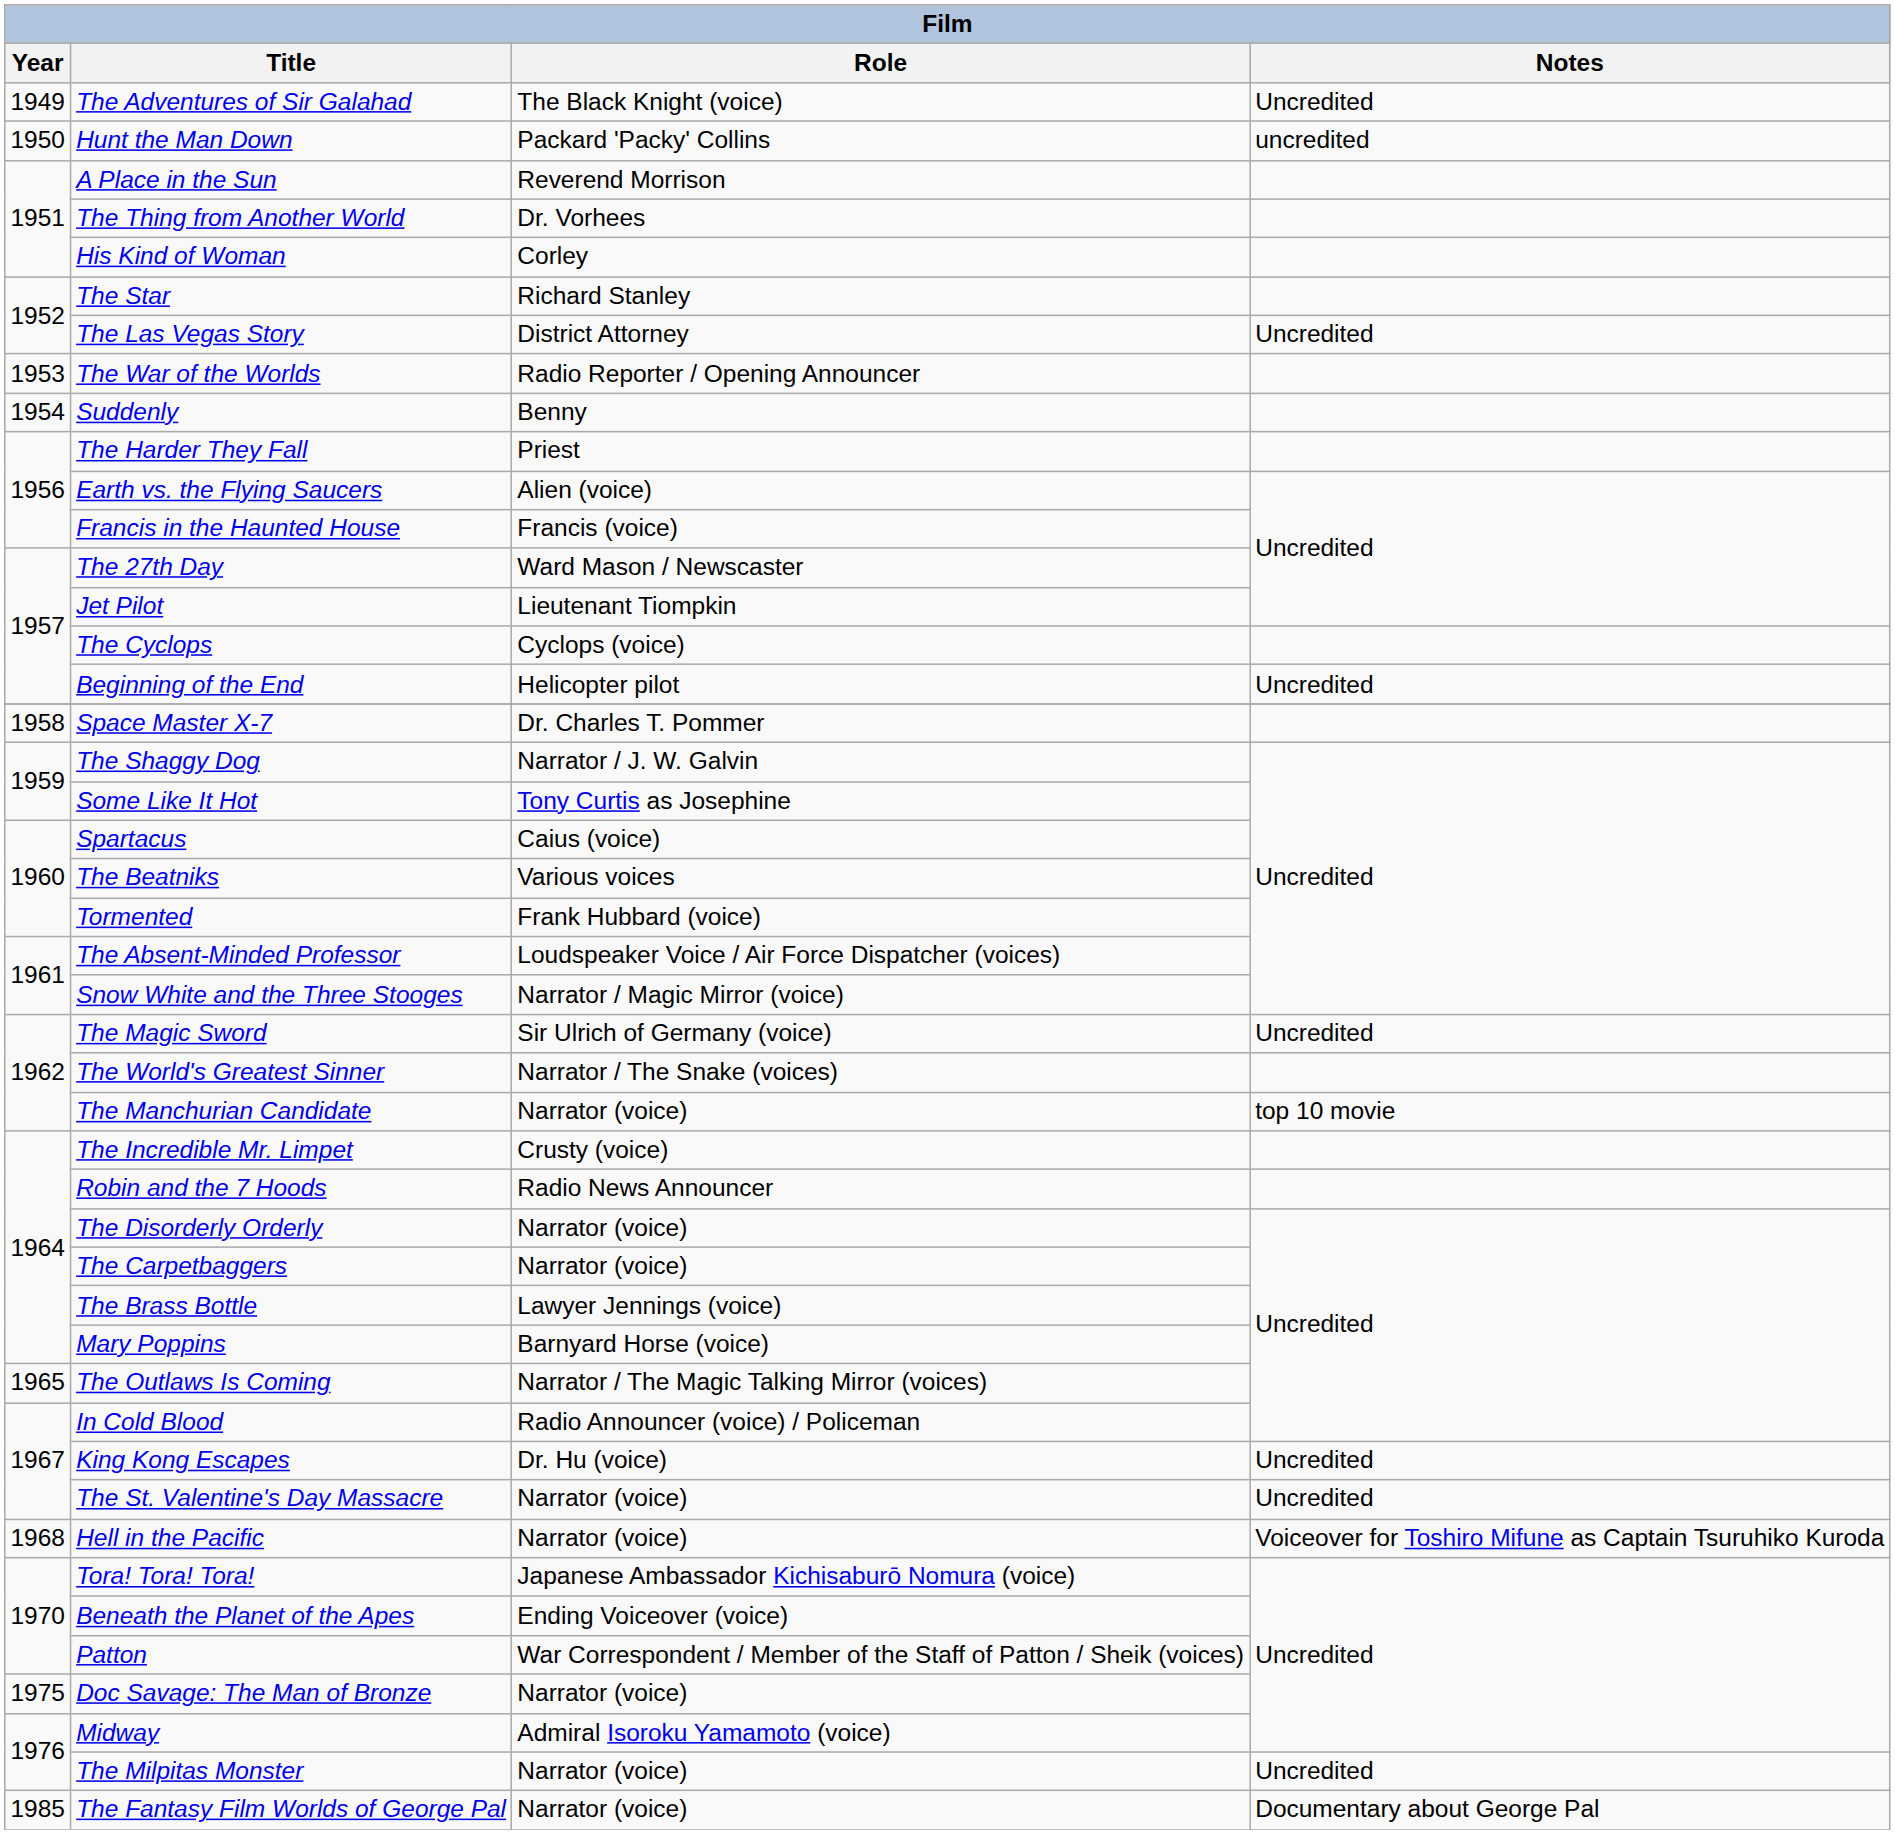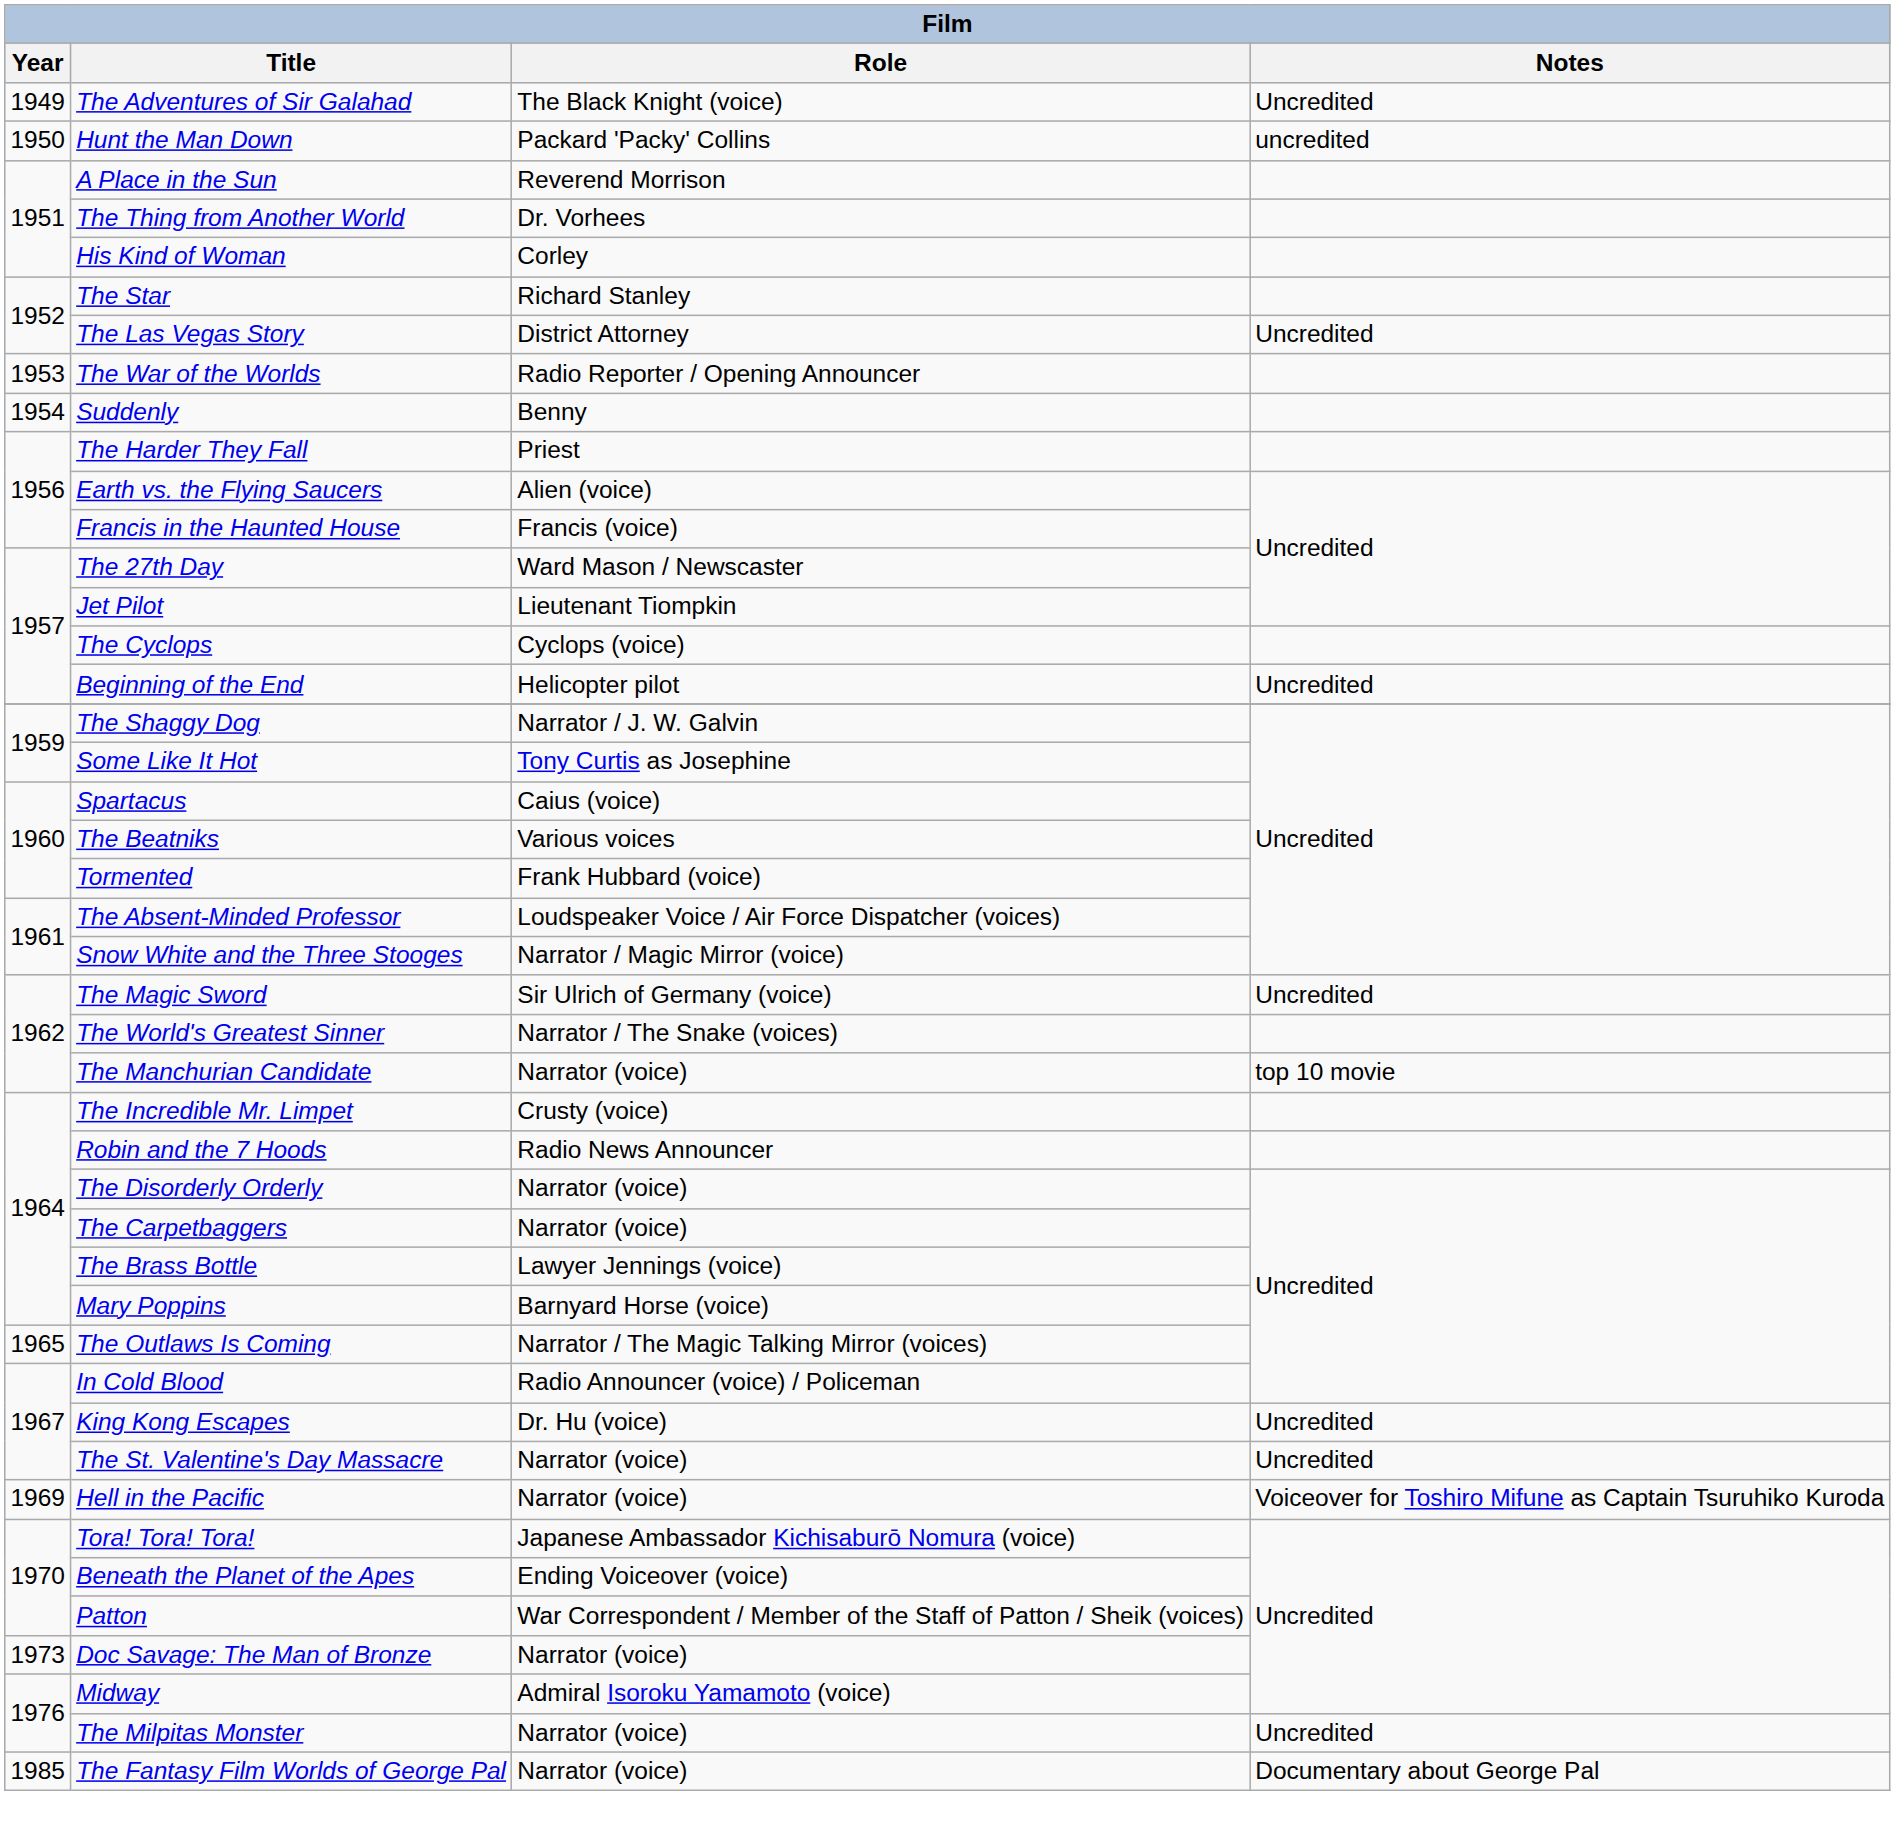- row: (174, 722)
(38, 1538) 1968 -> (38, 1499) 1969
(38, 1693) 1975 -> (38, 1654) 1973
